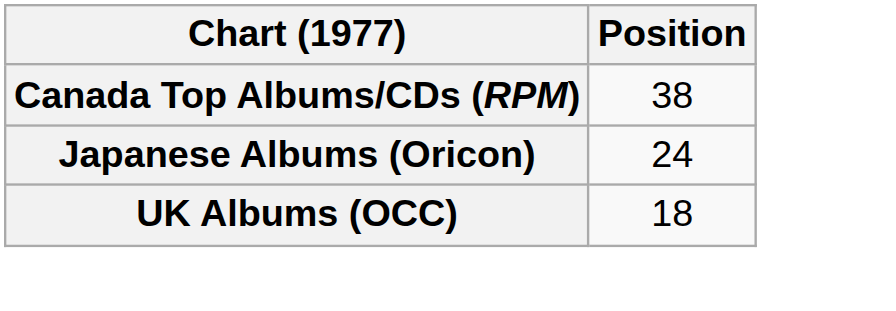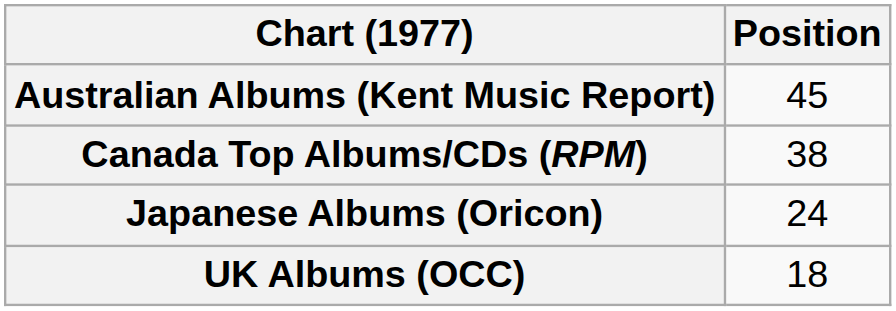+ row: (365, 94)
